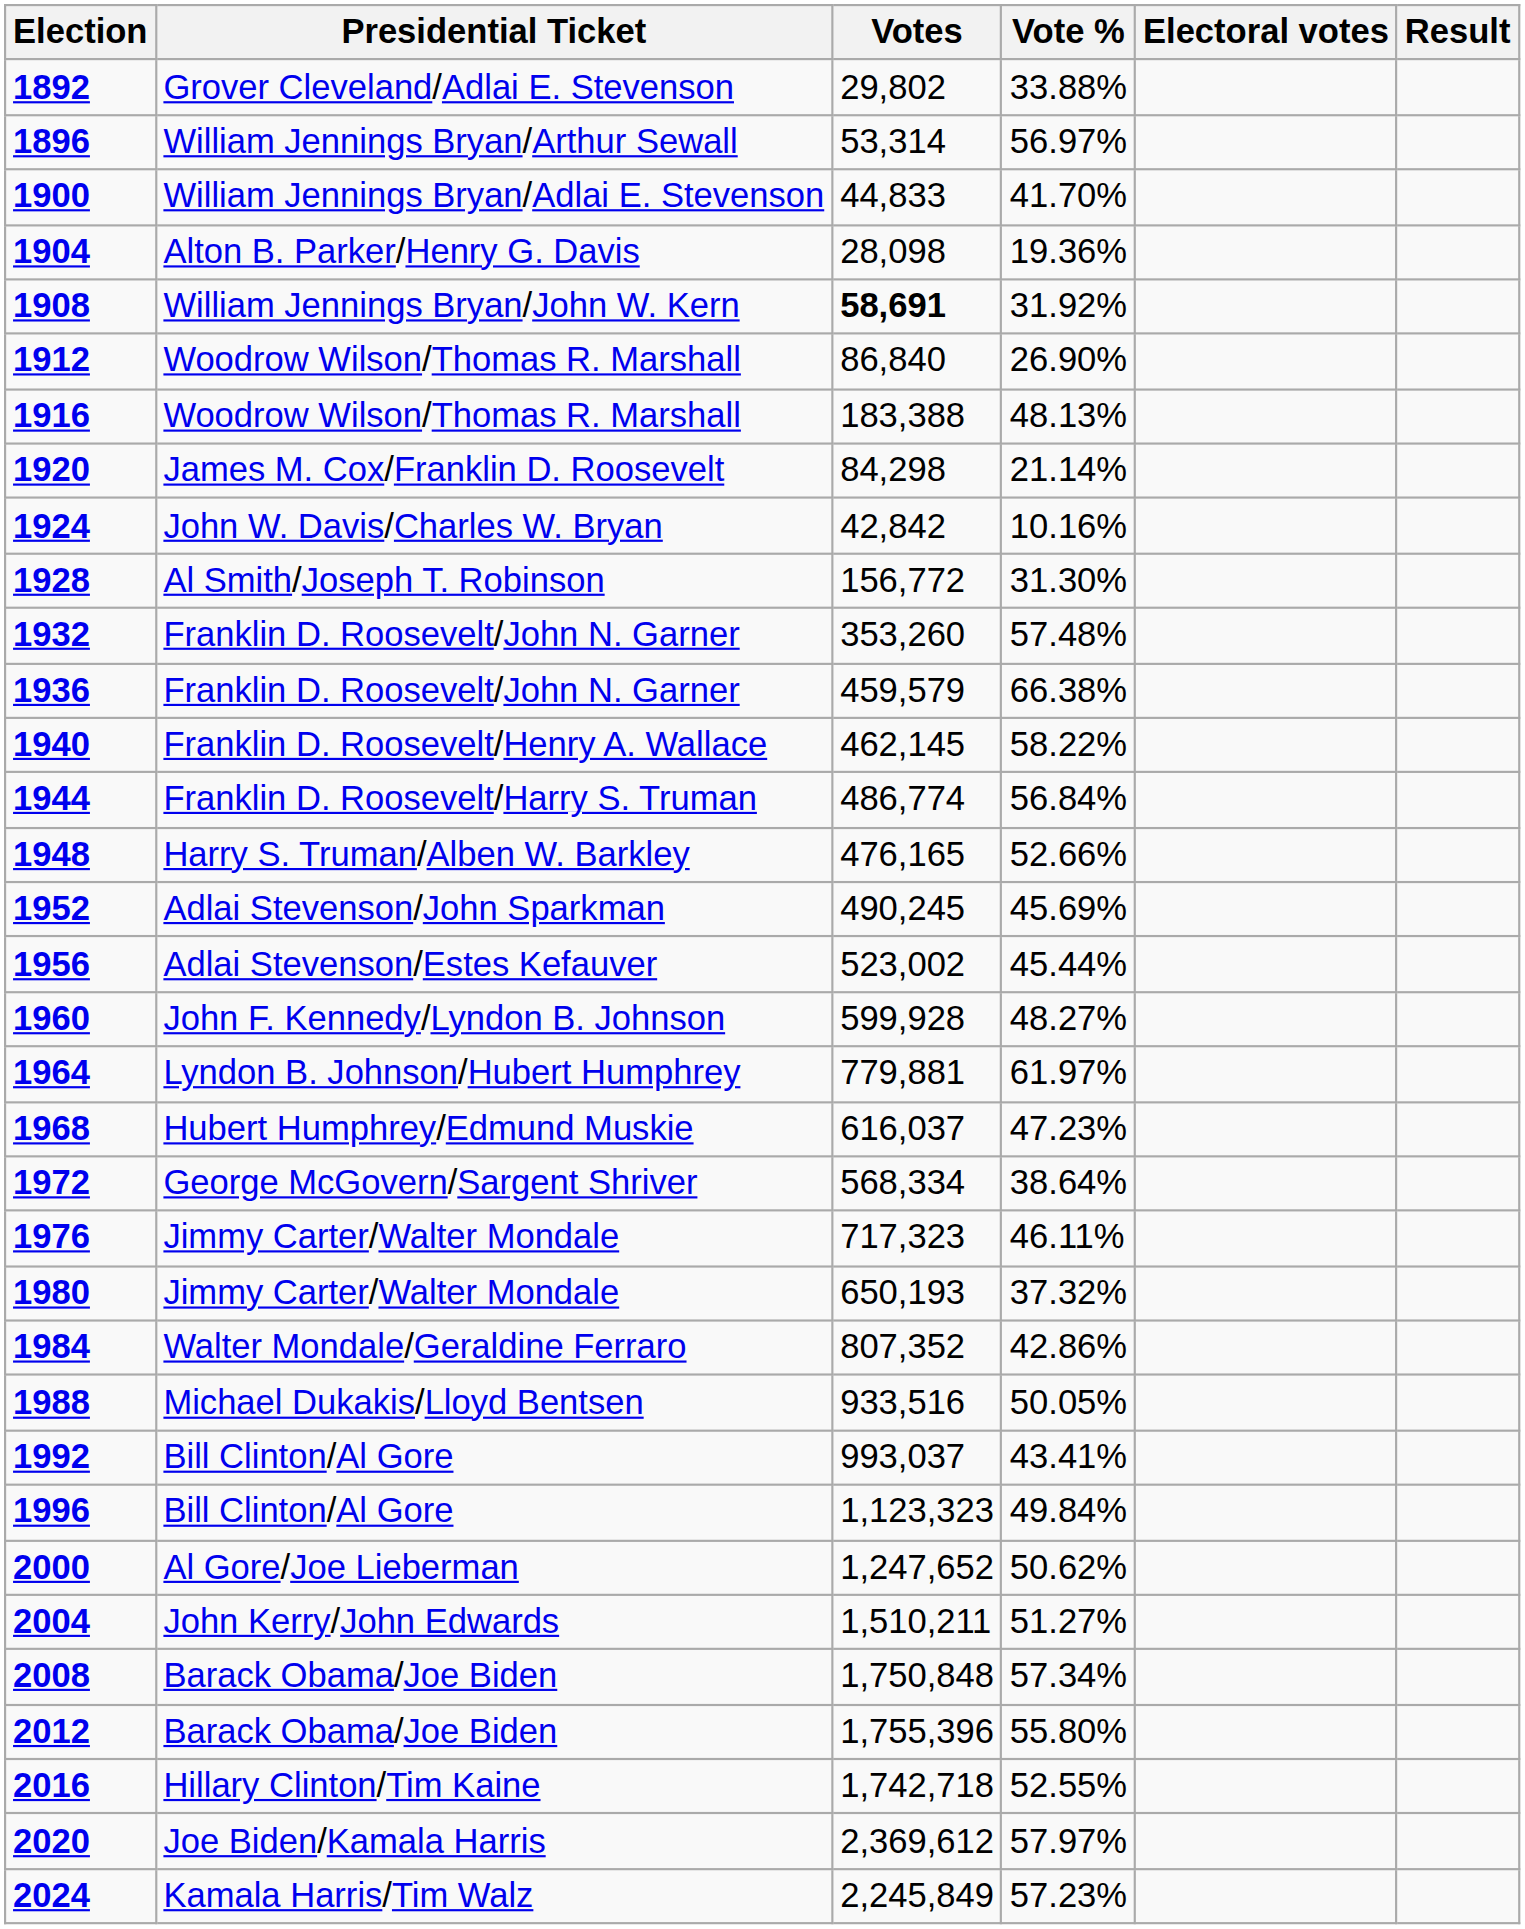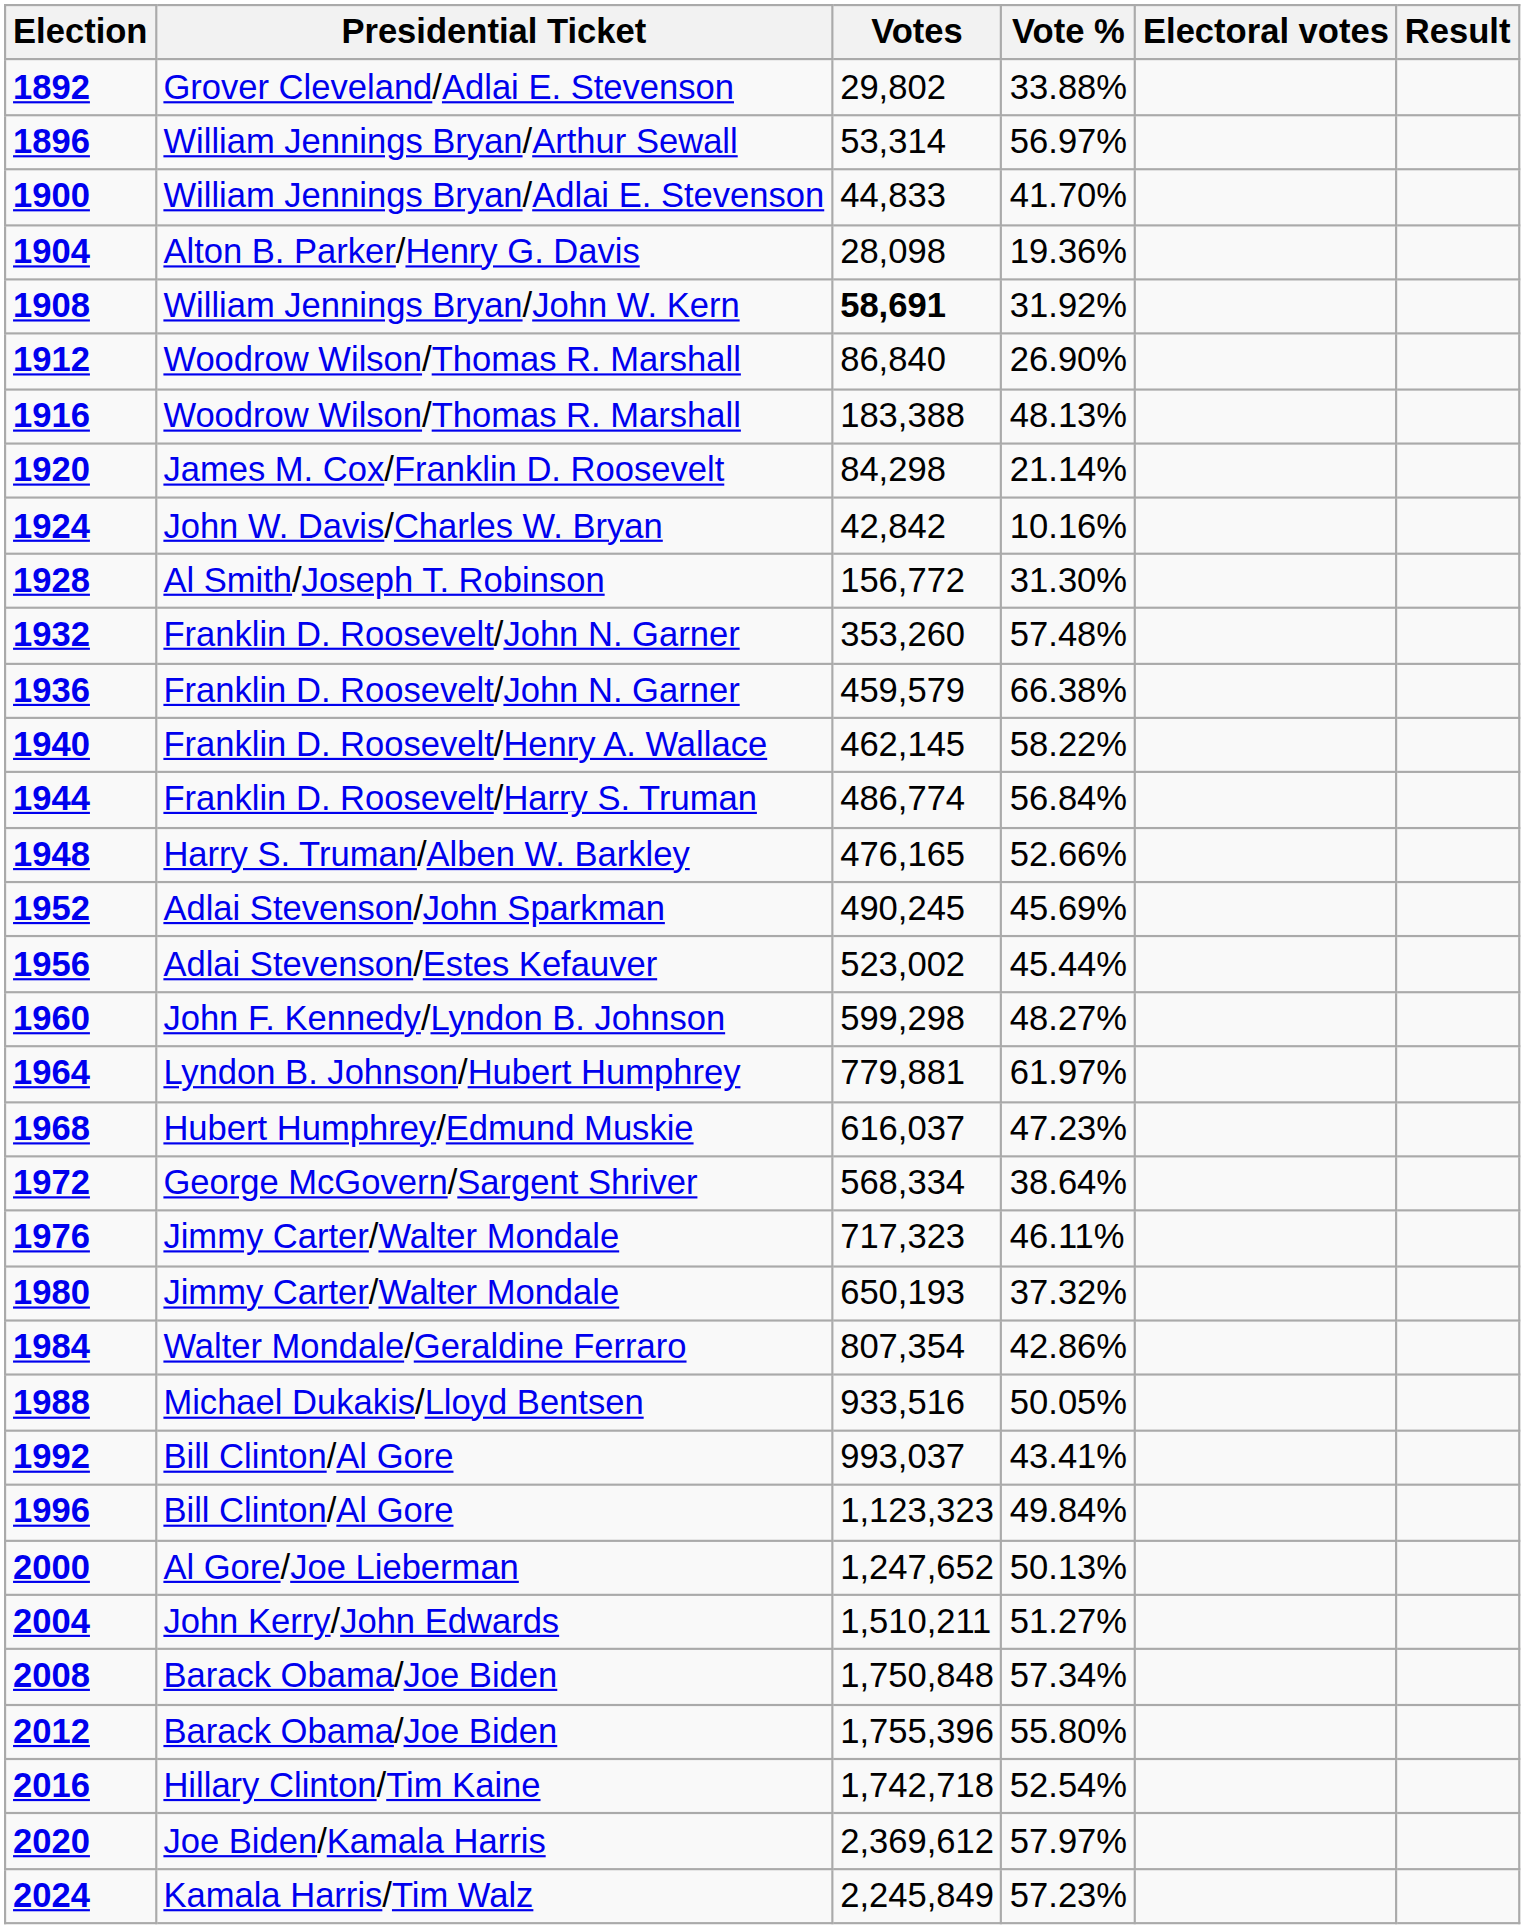(903, 1018) 599,928 -> (903, 1018) 599,298
(903, 1347) 807,352 -> (903, 1347) 807,354
(1068, 1566) 50.62% -> (1068, 1566) 50.13%
(1068, 1785) 52.55% -> (1068, 1785) 52.54%
